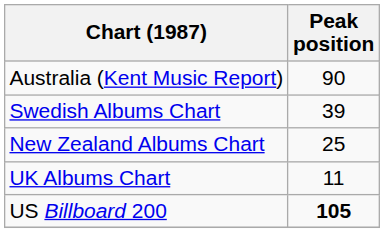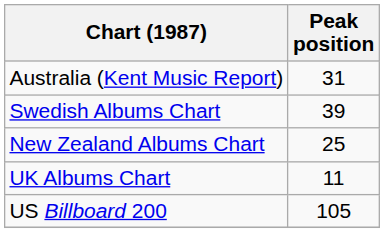(334, 77) 90 -> (334, 77) 31
(334, 210) bold -> (334, 210) normal
